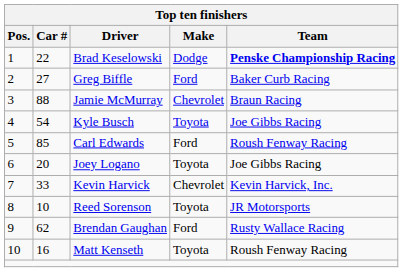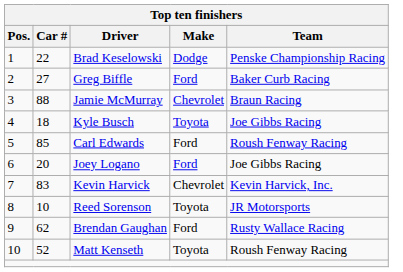(313, 57) bold -> (308, 57) normal
(43, 121) 54 -> (43, 121) 18
(191, 163) Toyota -> (185, 163) Ford
(43, 185) 33 -> (43, 185) 83
(43, 249) 16 -> (43, 249) 52
